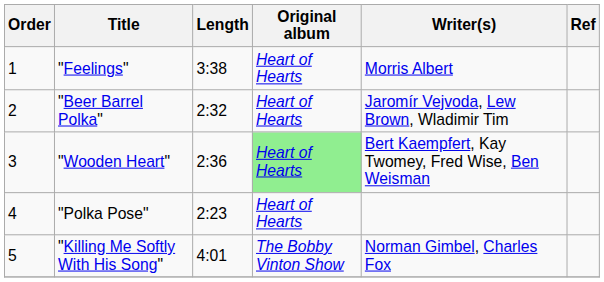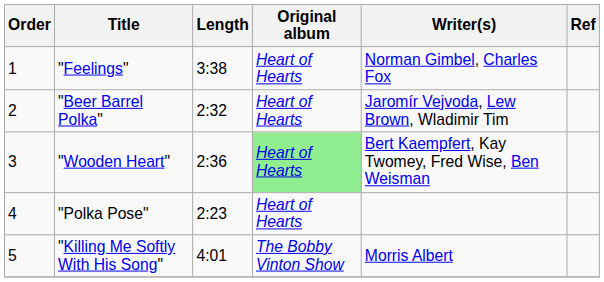(409, 68) Morris Albert -> (451, 68) Norman Gimbel, Charles Fox
(451, 255) Norman Gimbel, Charles Fox -> (409, 255) Morris Albert
